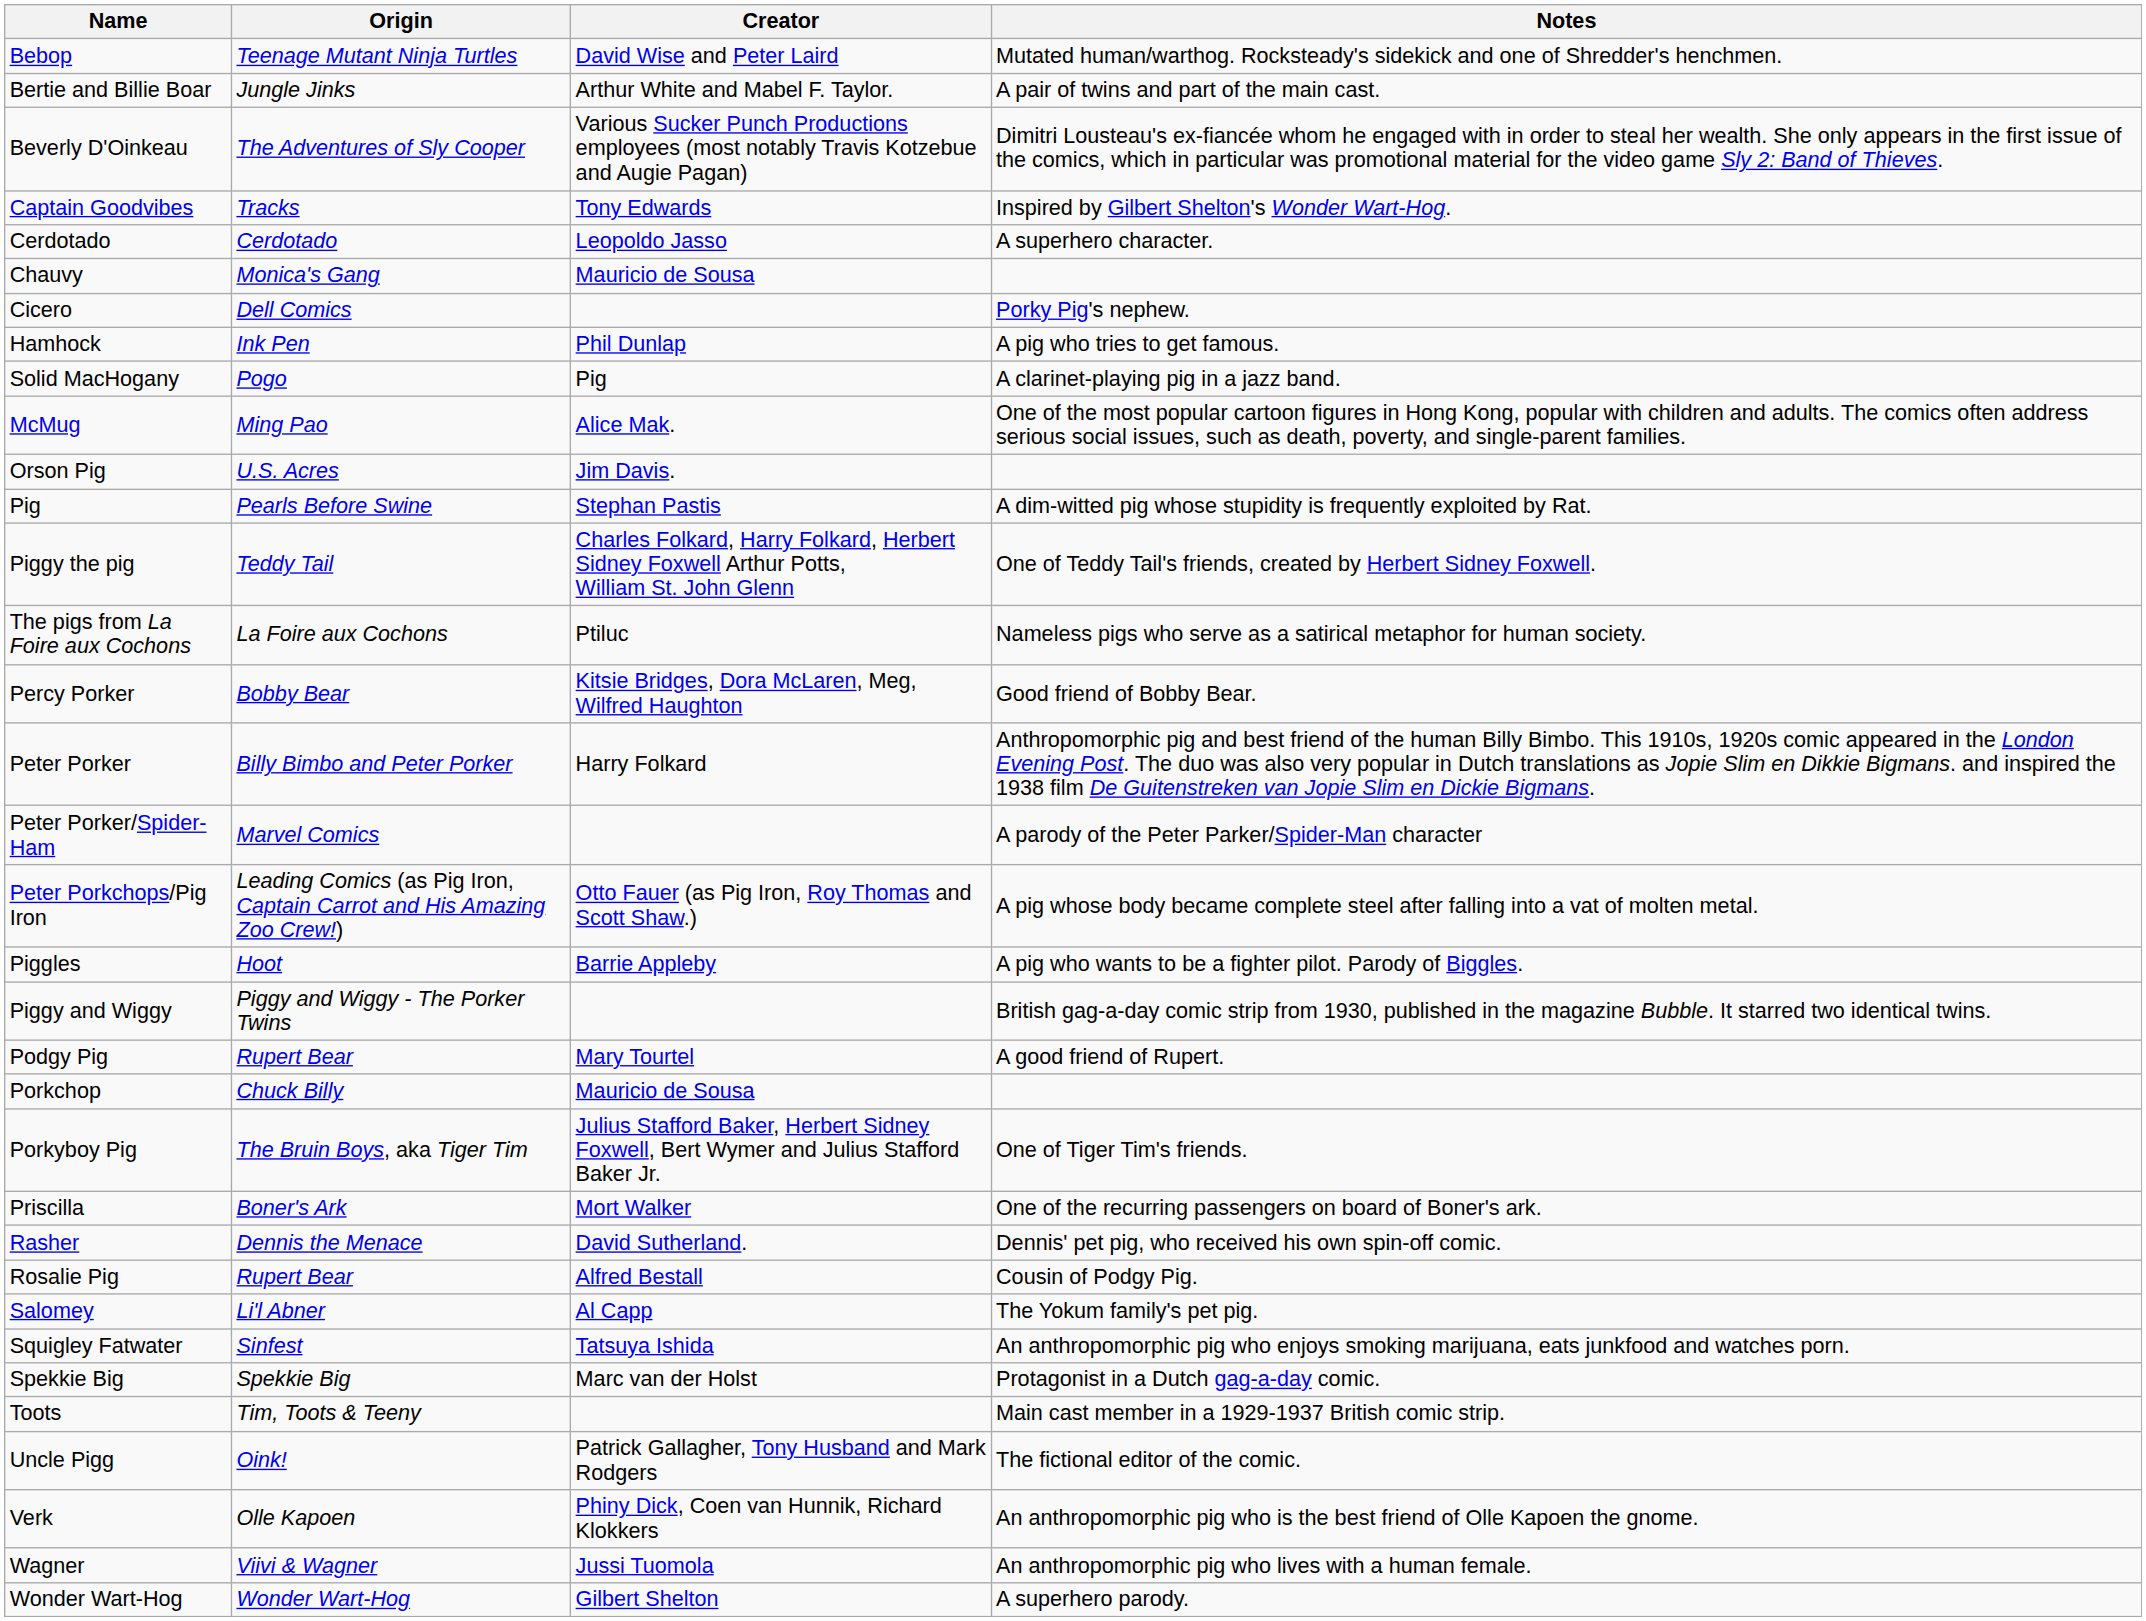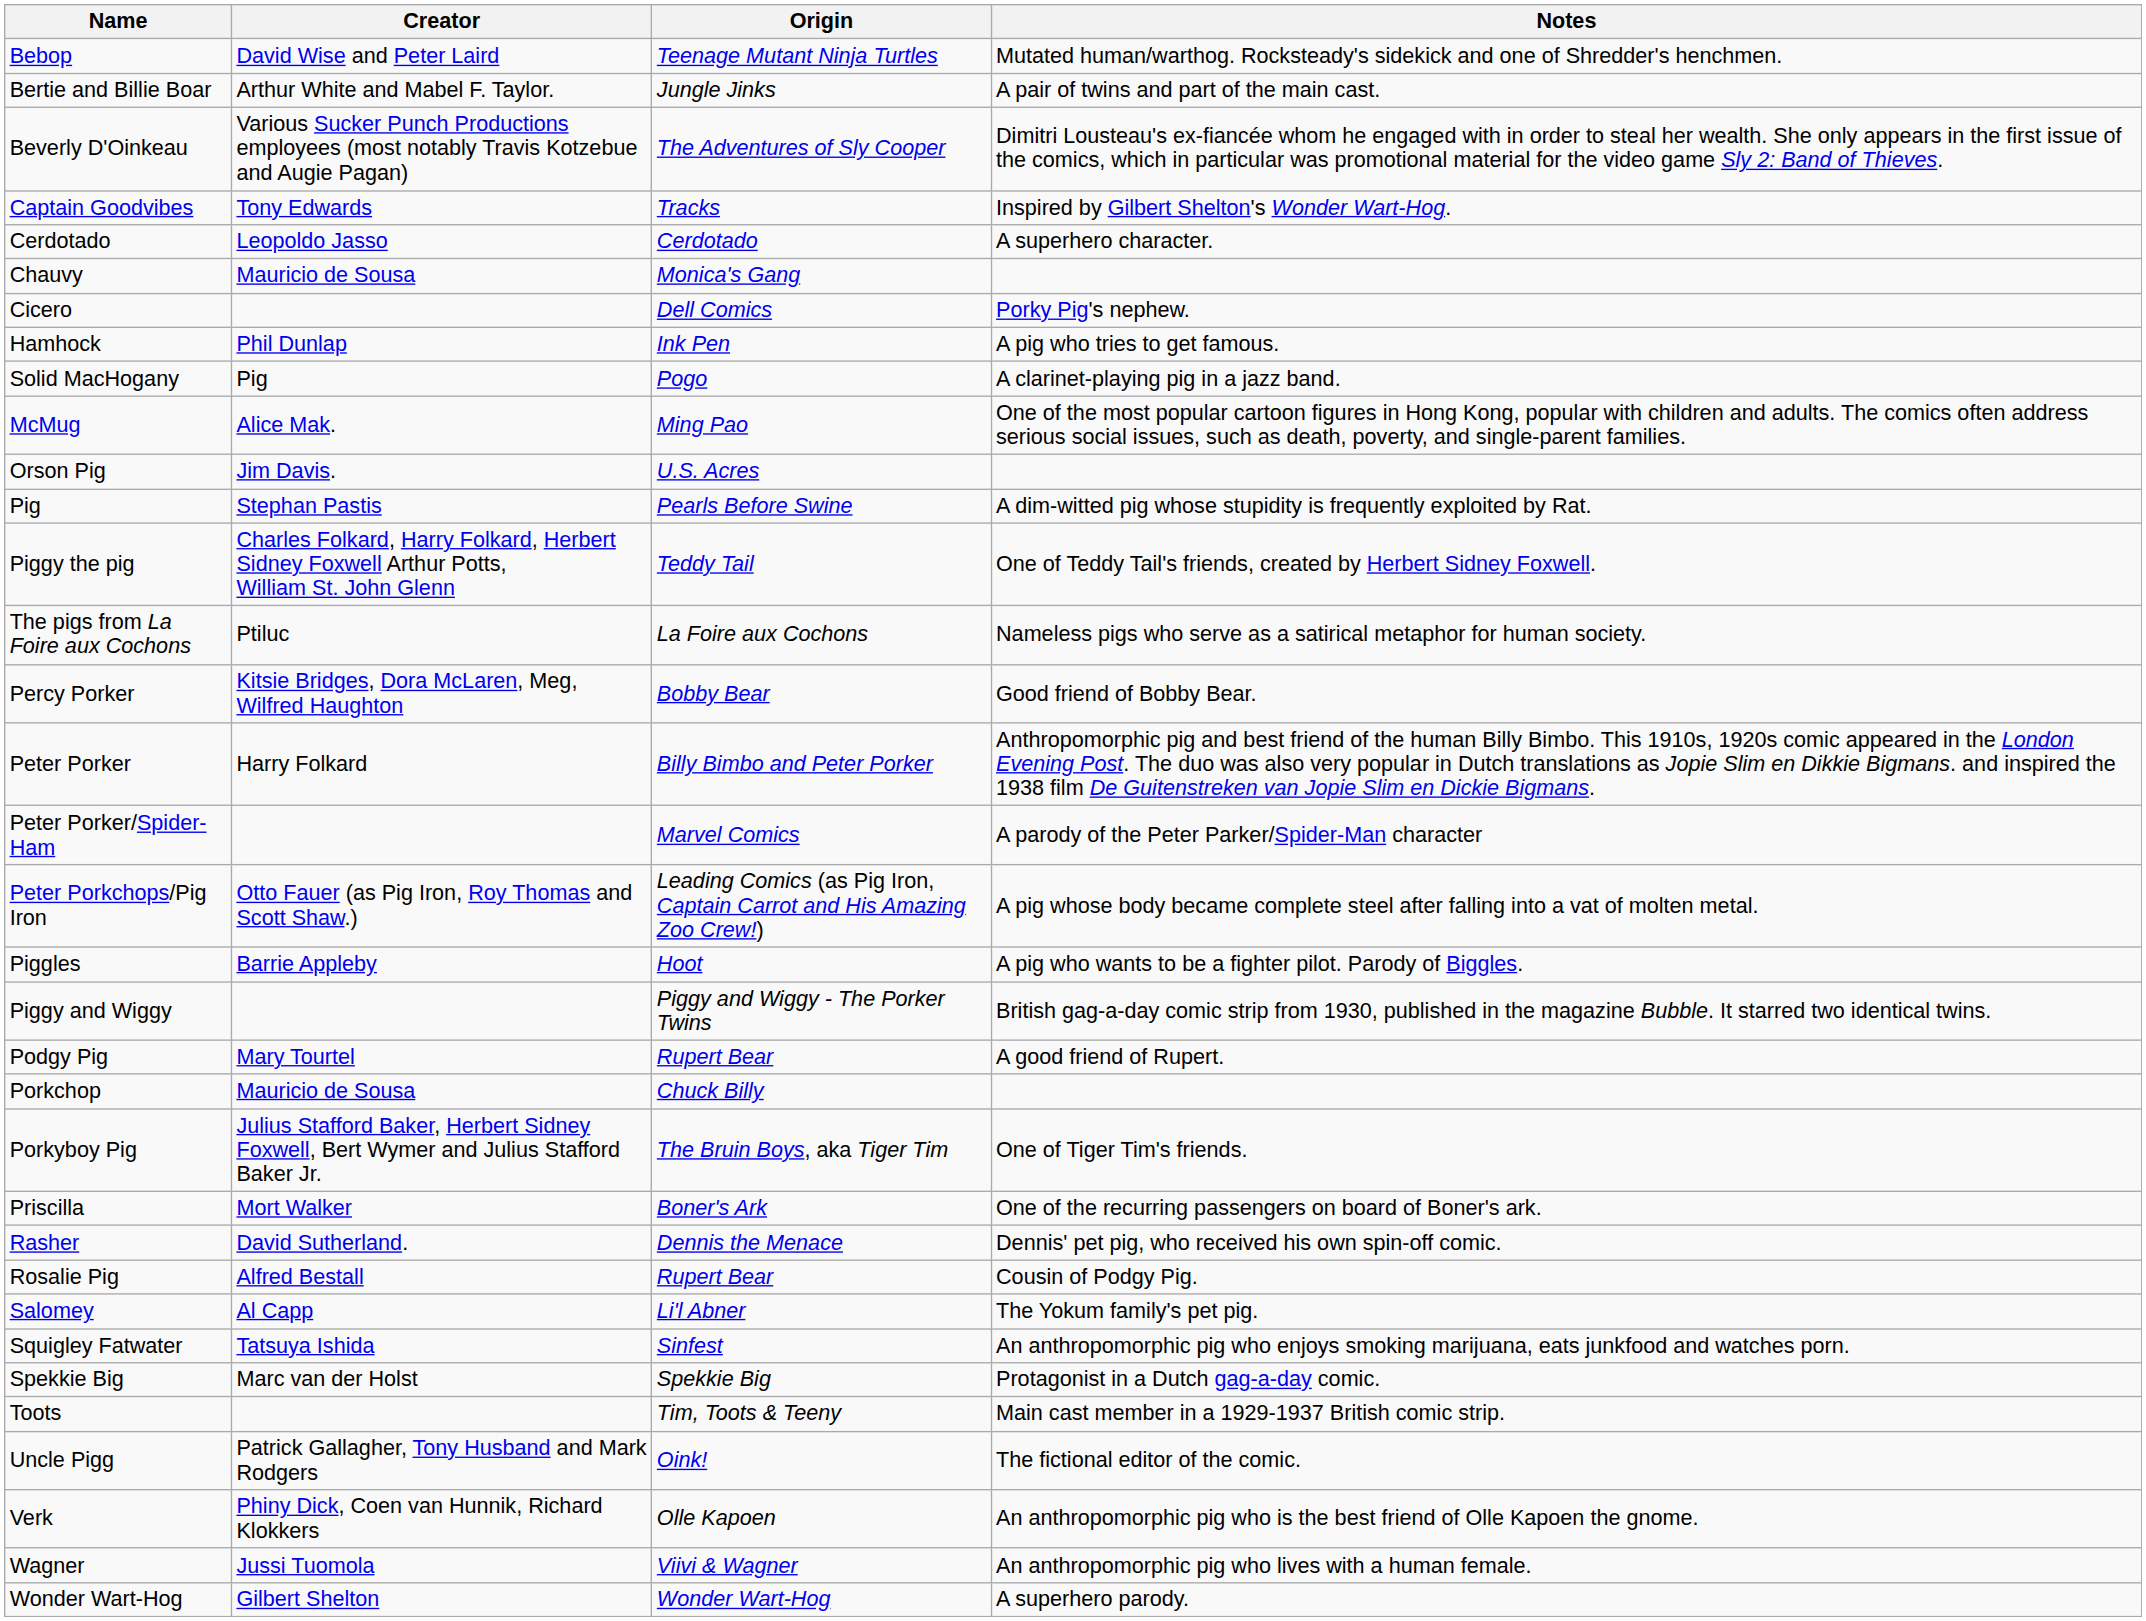columns swapped: (401, 21) <-> (781, 21)
